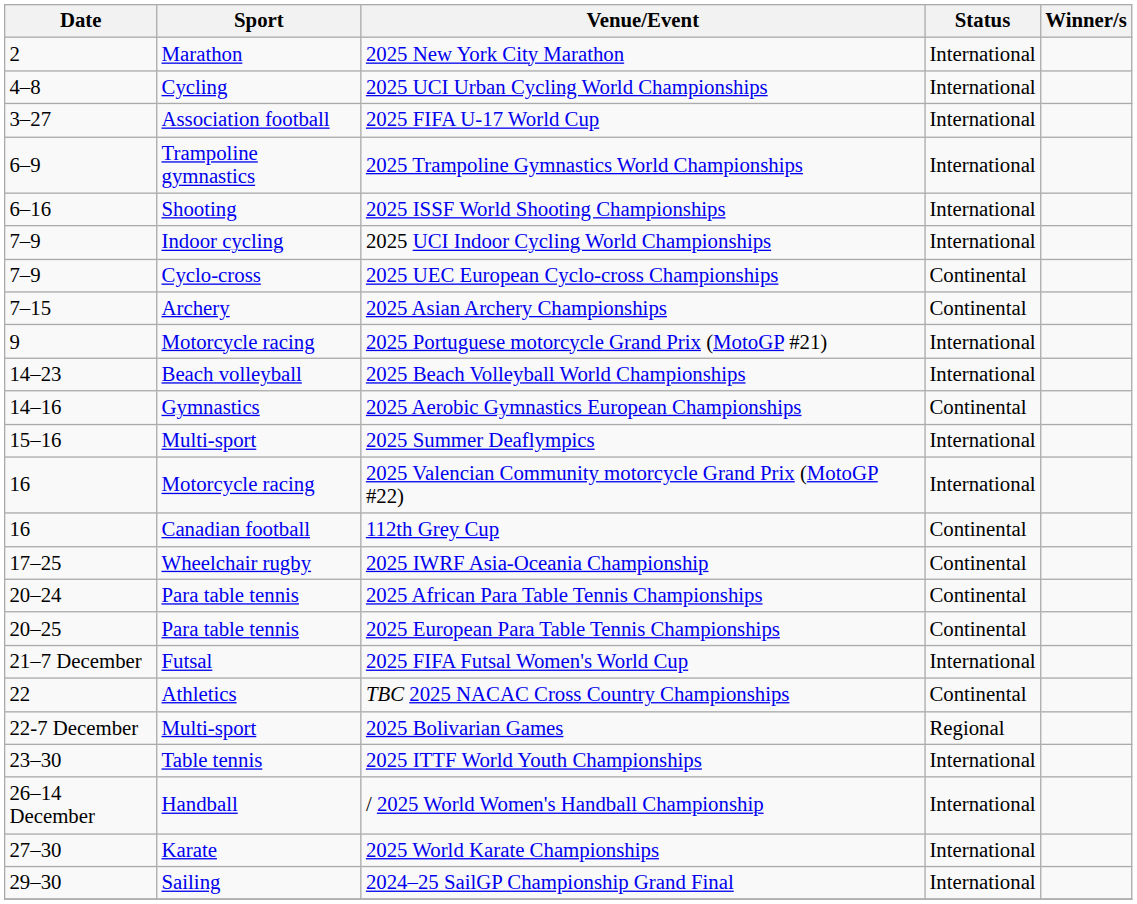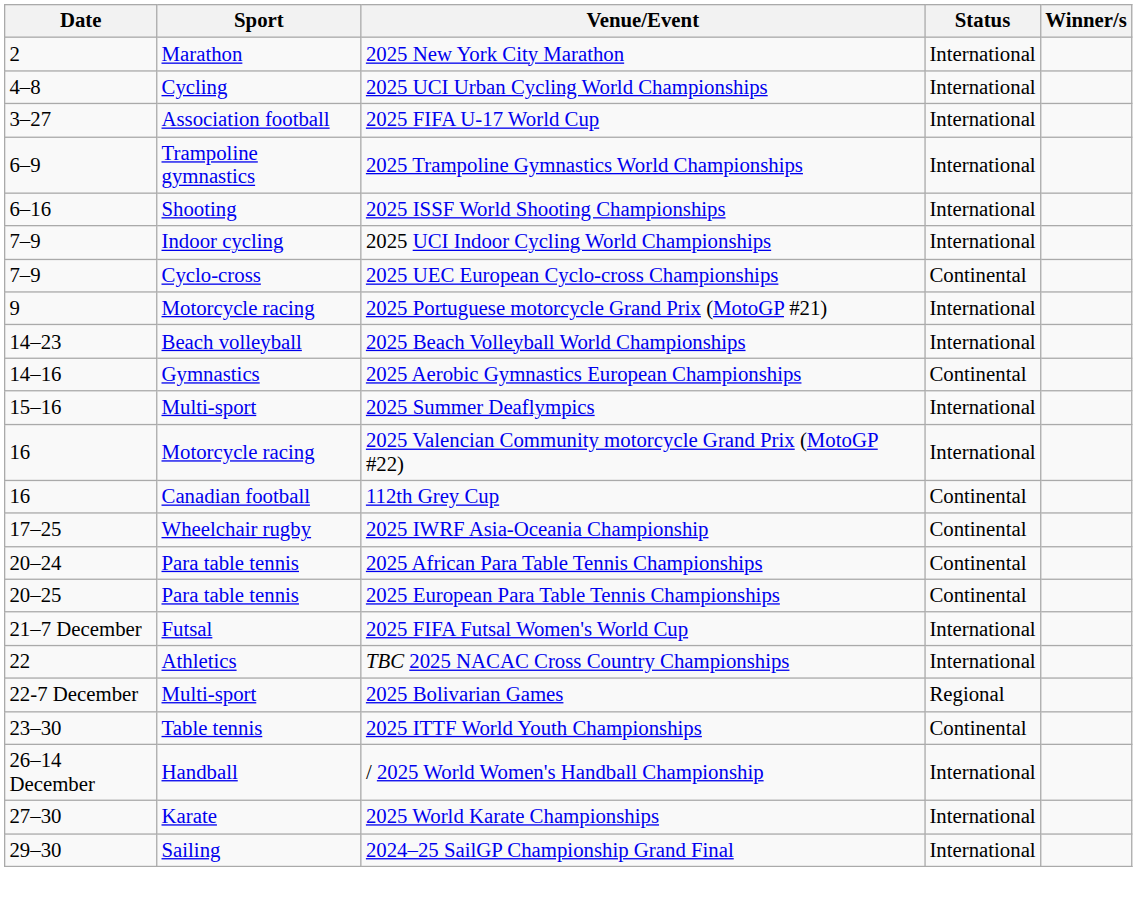- row: (516, 308)
(978, 694) Continental -> (983, 661) International
(983, 760) International -> (978, 727) Continental
